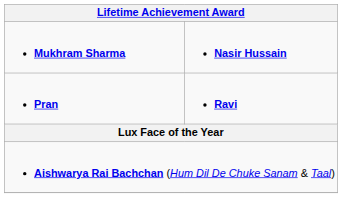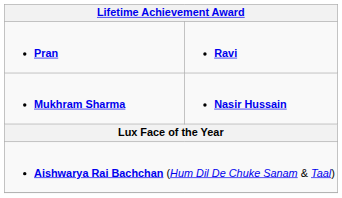rows swapped: (94, 53) <-> (94, 105)
